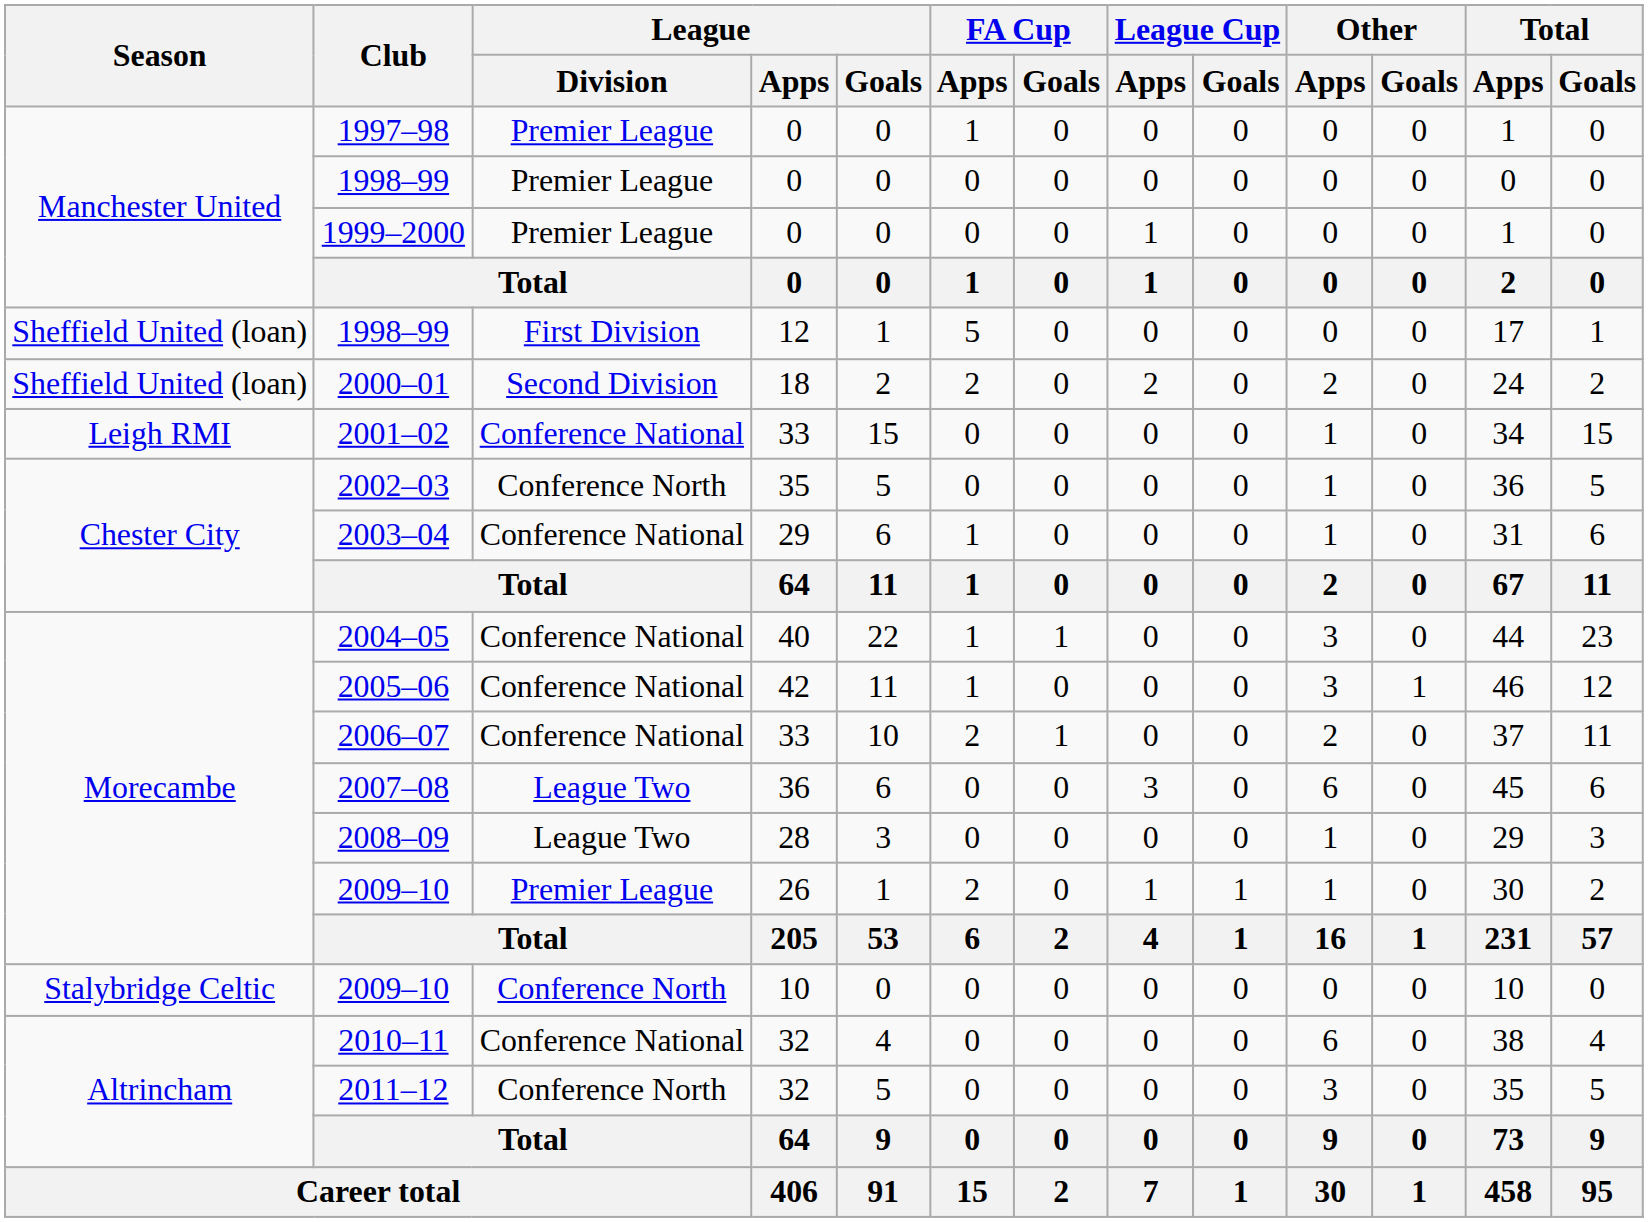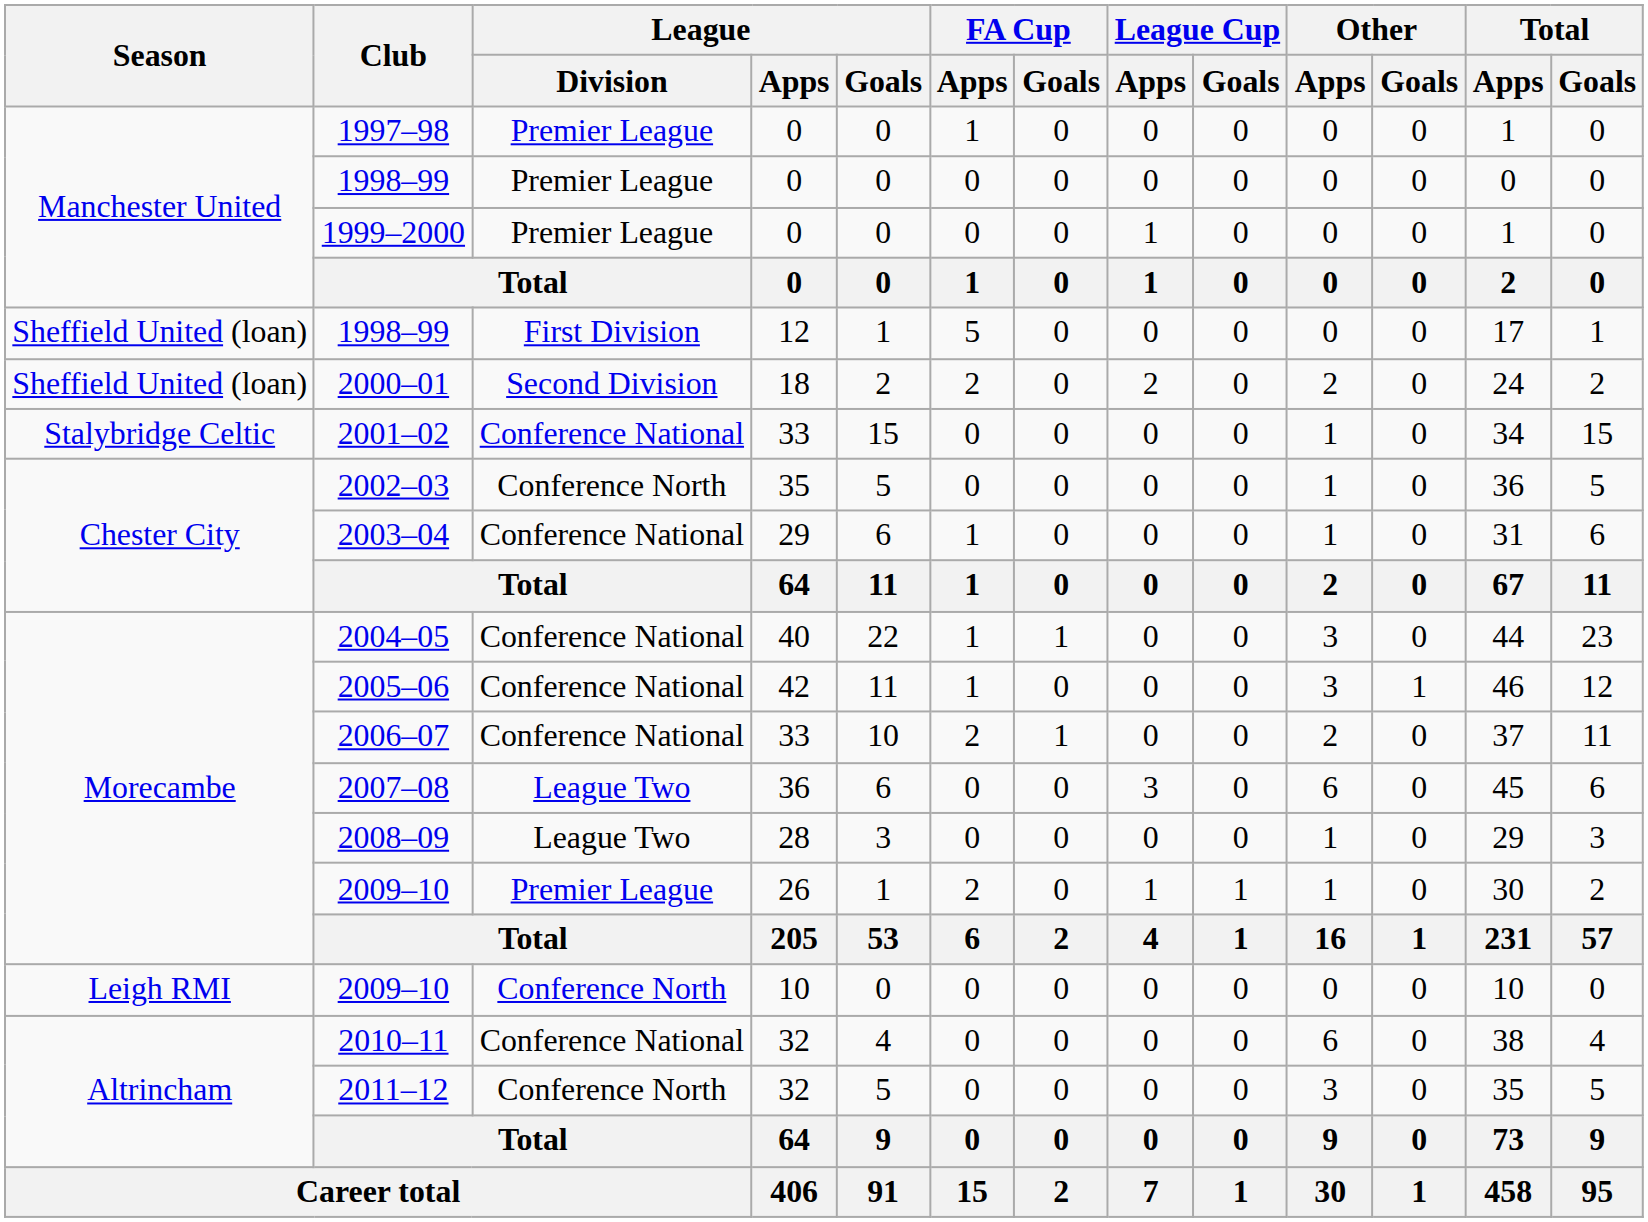(160, 433) Leigh RMI -> (160, 433) Stalybridge Celtic
(160, 989) Stalybridge Celtic -> (160, 989) Leigh RMI
